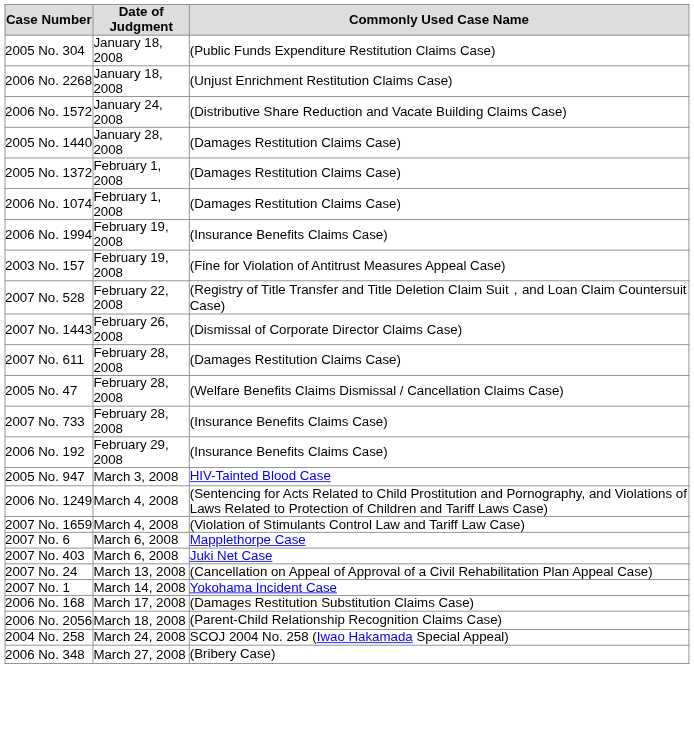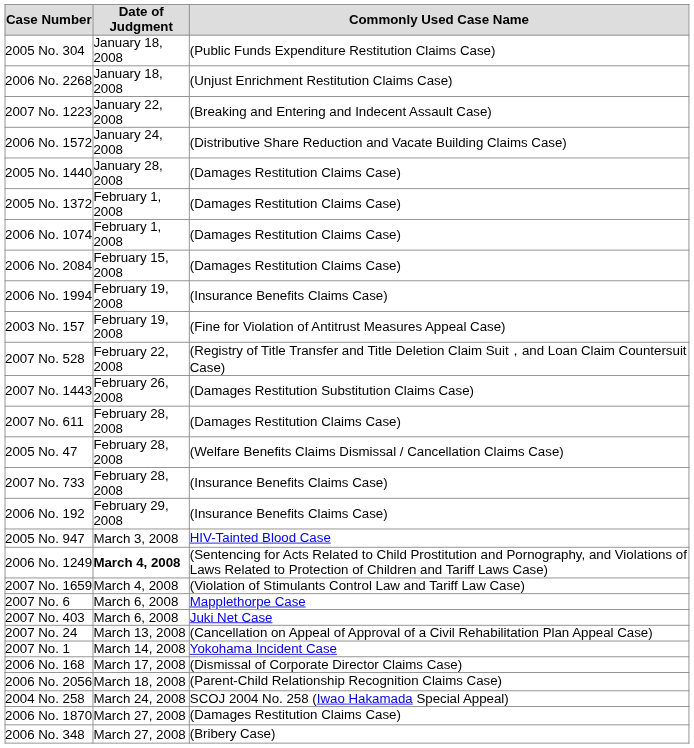+ row: (49, 111)
+ row: (49, 265)
(326, 329) (Dismissal of Corporate Director Claims Case) -> (332, 390) (Damages Restitution Substitution Claims Case)
(136, 501) normal -> (137, 562) bold
(332, 603) (Damages Restitution Substitution Claims Case) -> (326, 664) (Dismissal of Corporate Director Claims Case)
+ row: (49, 715)
